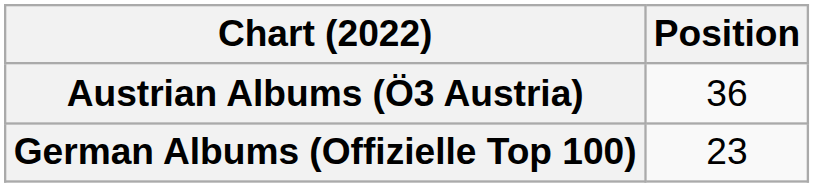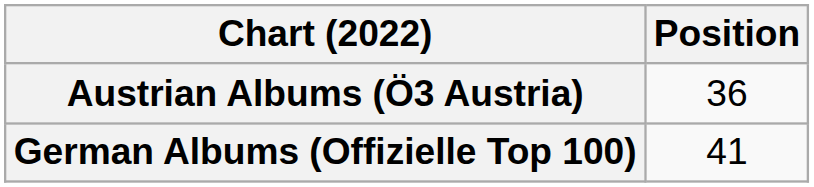(727, 151) 23 -> (727, 151) 41
